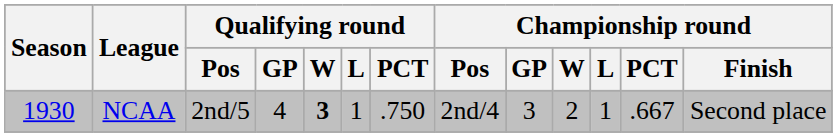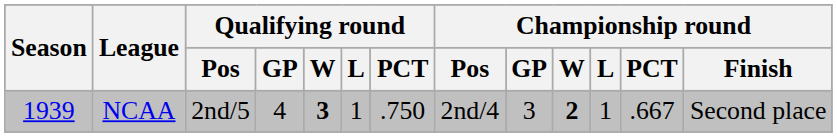(49, 111) 1930 -> (49, 111) 1939
(572, 111) normal -> (572, 111) bold
